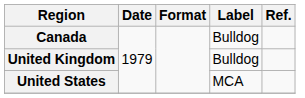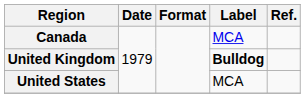(236, 37) Bulldog -> (228, 37) MCA
(236, 59) normal -> (238, 59) bold
